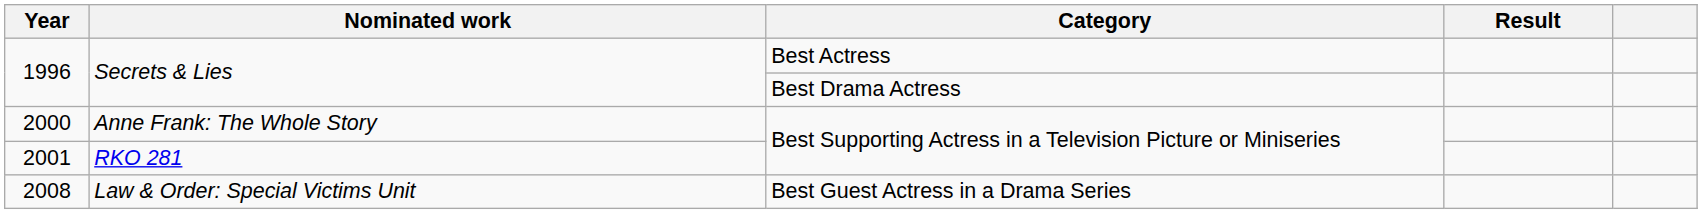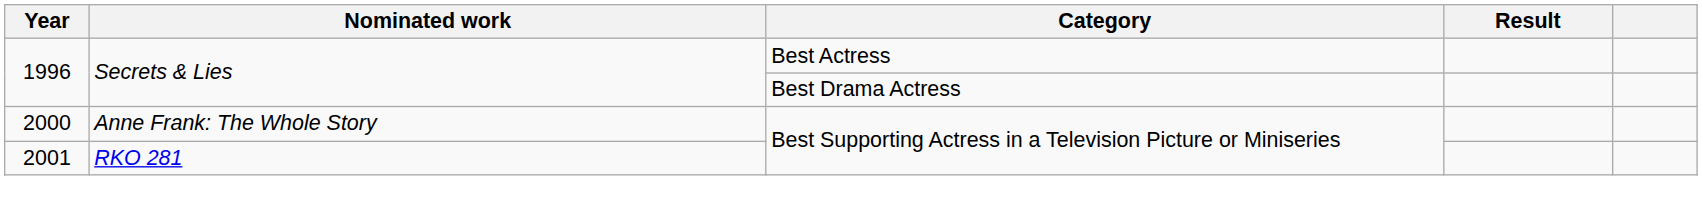- row: (47, 191)
